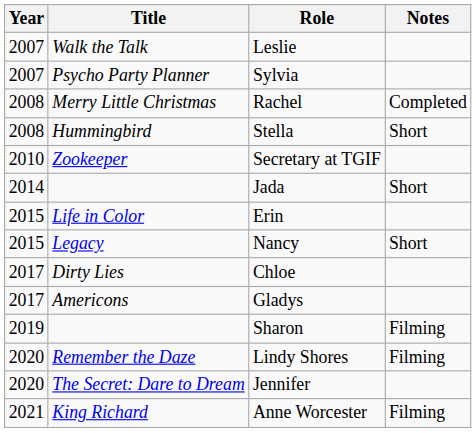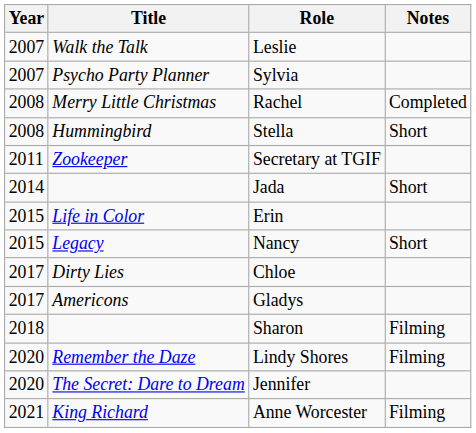(26, 159) 2010 -> (26, 159) 2011
(26, 328) 2019 -> (26, 328) 2018
